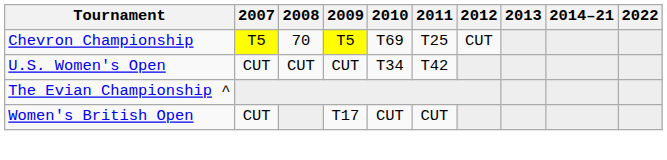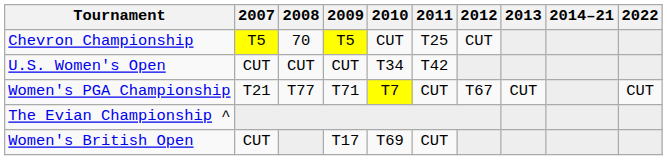(390, 42) T69 -> (390, 42) CUT
+ row: (119, 92)
(390, 117) CUT -> (390, 142) T69
